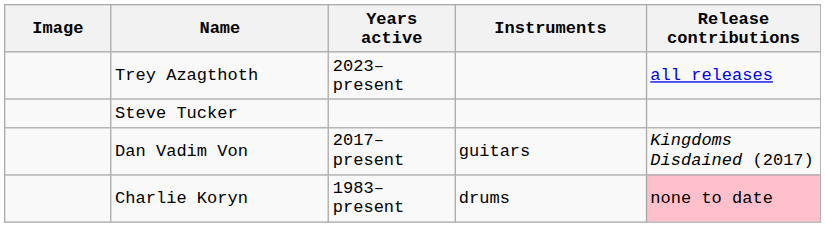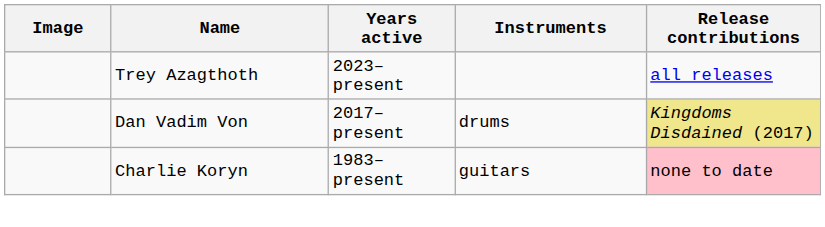- row: (176, 113)
(495, 151) guitars -> (484, 123) drums
(732, 151) no background -> (732, 123) khaki background
(484, 198) drums -> (495, 171) guitars
